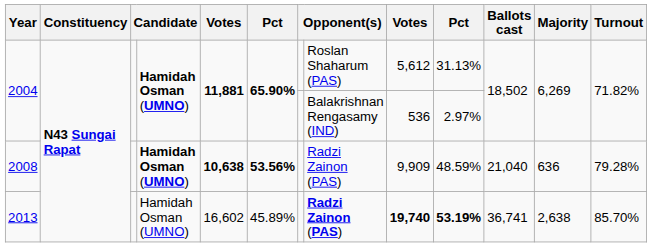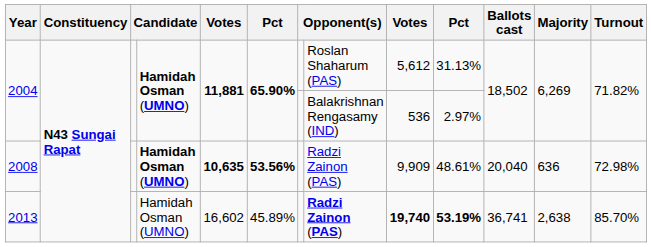(224, 166) 10,638 -> (224, 166) 10,635
(459, 166) 48.59% -> (459, 166) 48.61%
(507, 166) 21,040 -> (507, 166) 20,040
(617, 166) 79.28% -> (617, 166) 72.98%
